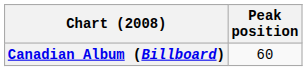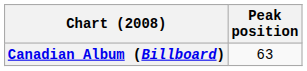(265, 55) 60 -> (265, 55) 63
